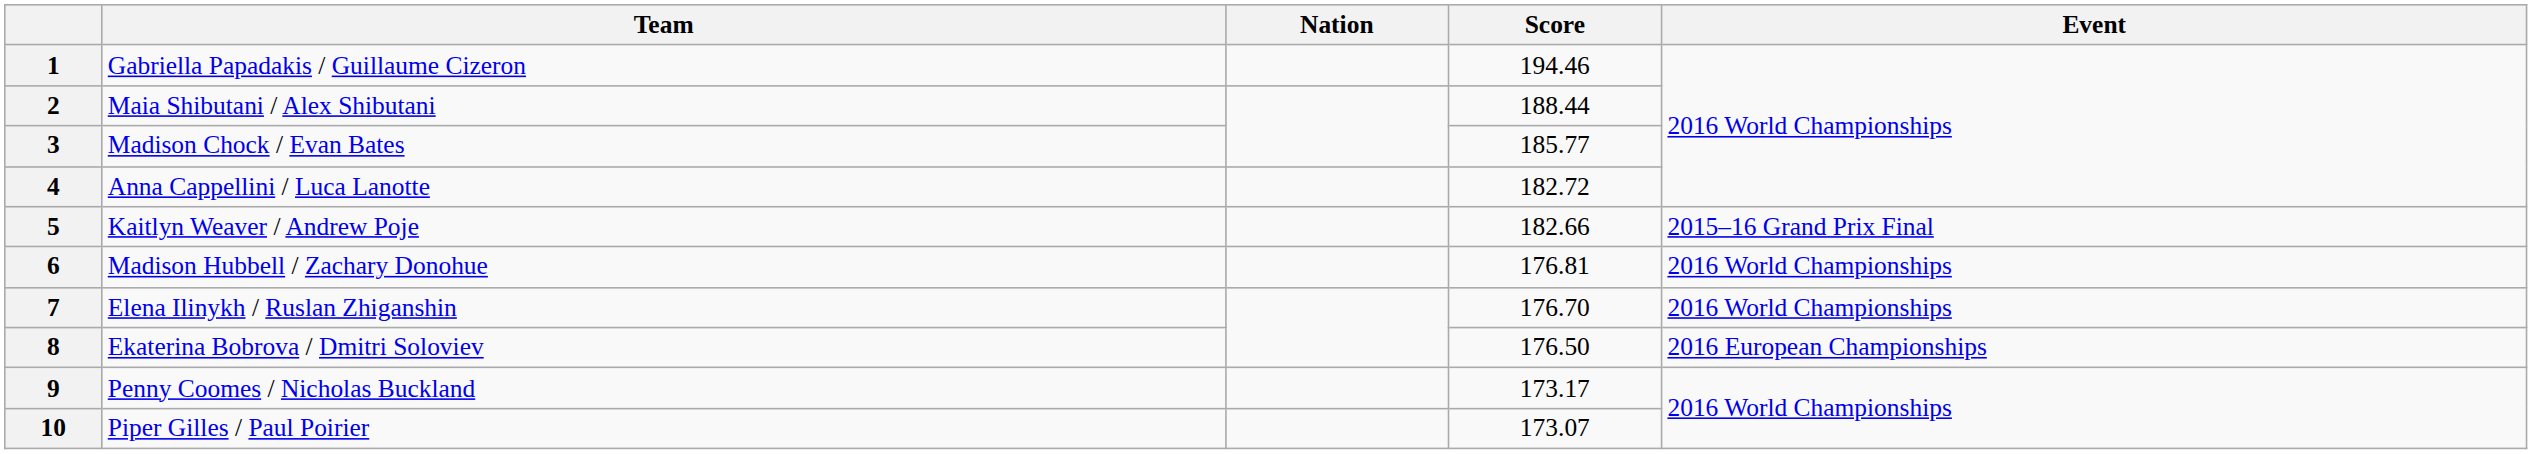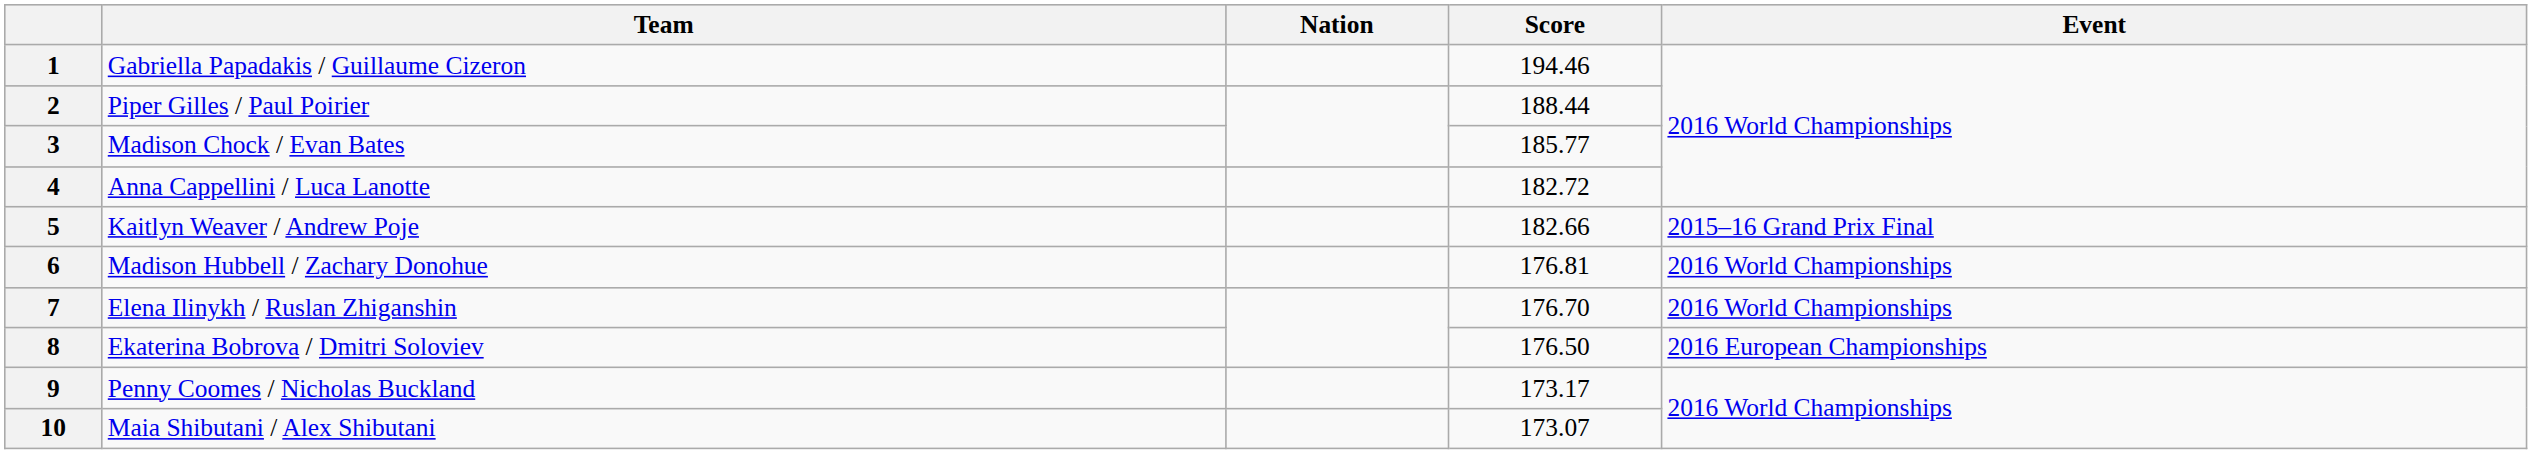(272, 105) Maia Shibutani / Alex Shibutani -> (239, 105) Piper Gilles / Paul Poirier
(239, 428) Piper Gilles / Paul Poirier -> (272, 428) Maia Shibutani / Alex Shibutani
